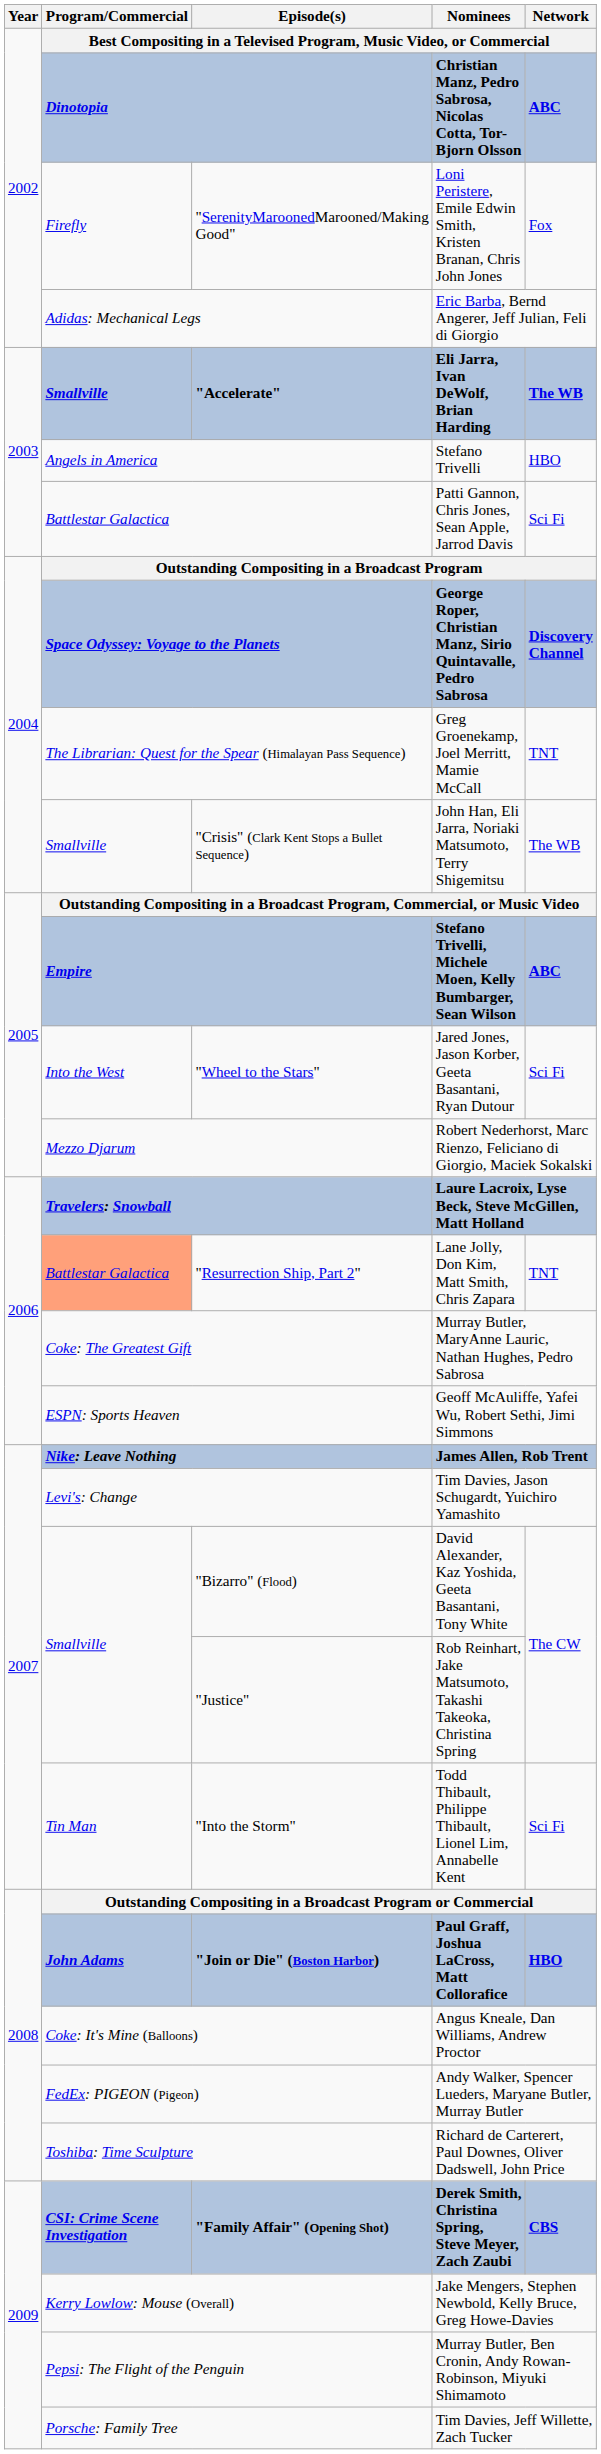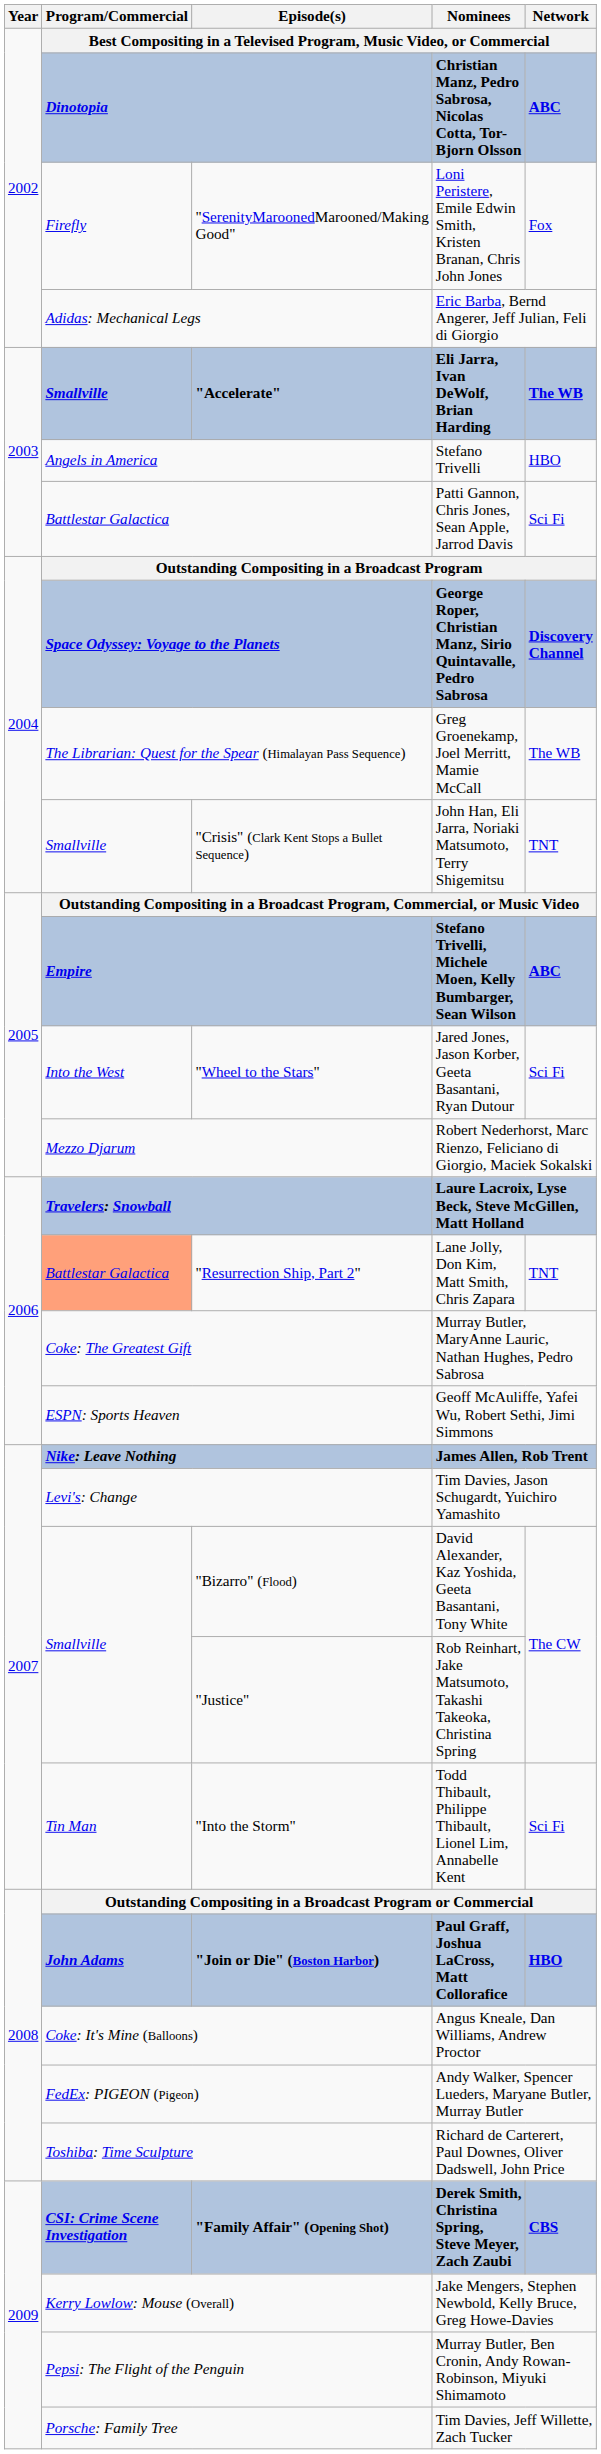(543, 753) TNT -> (554, 753) The WB
(554, 846) The WB -> (543, 846) TNT
